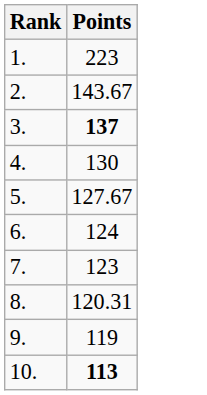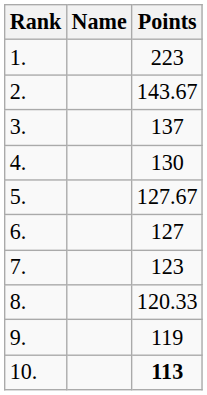+ column: (99, 22)
(102, 127) bold -> (167, 127) normal
(102, 232) 124 -> (167, 232) 127
(102, 302) 120.31 -> (167, 302) 120.33
